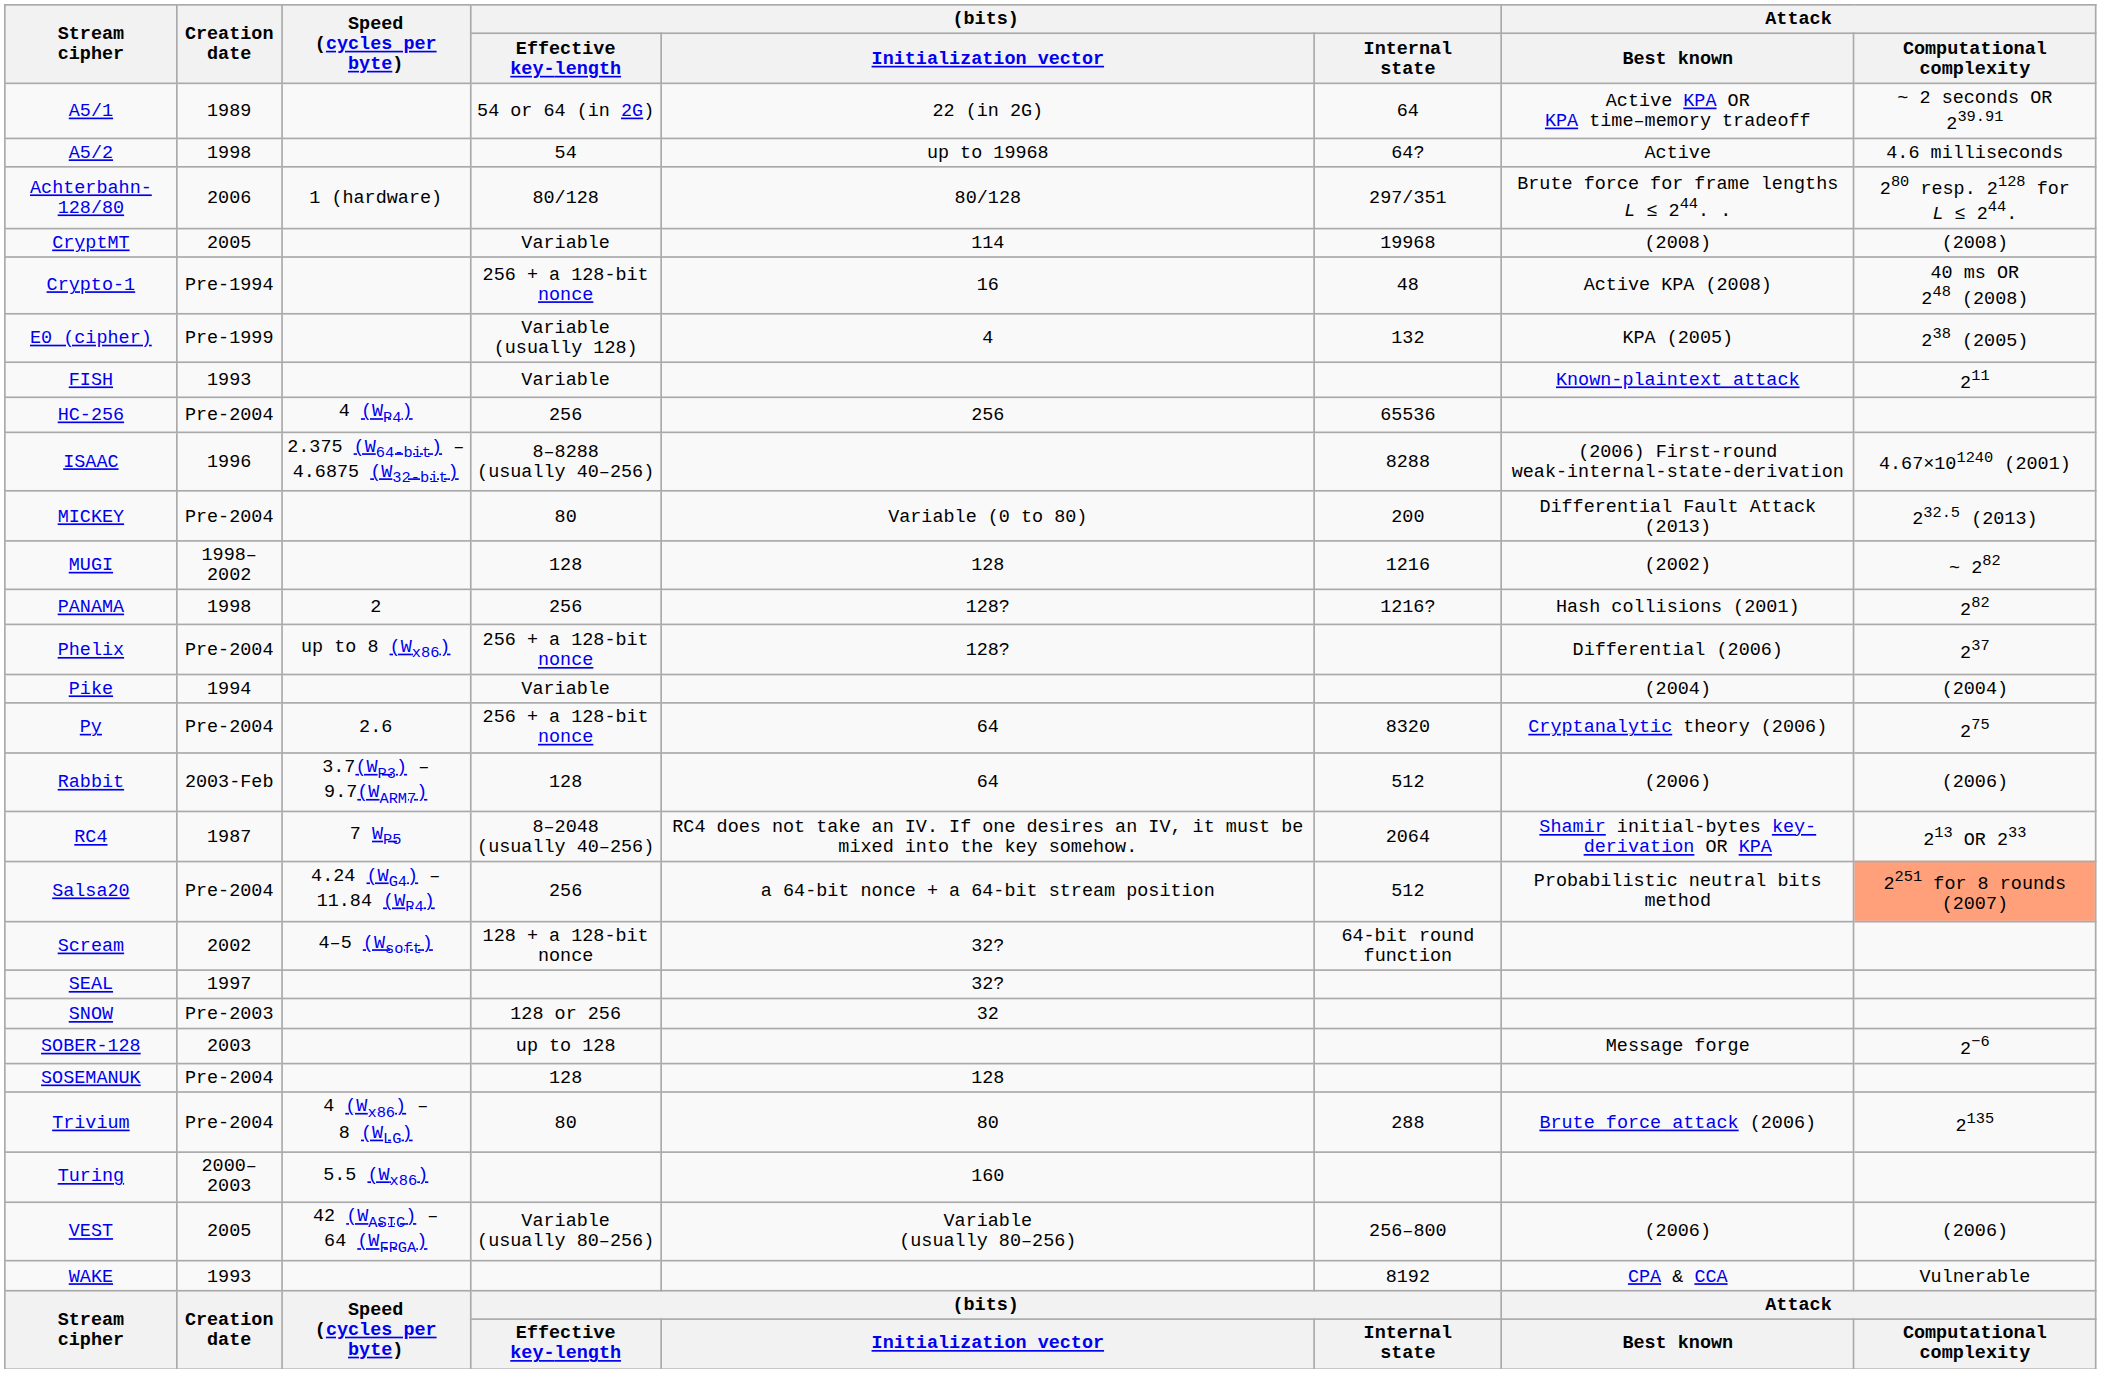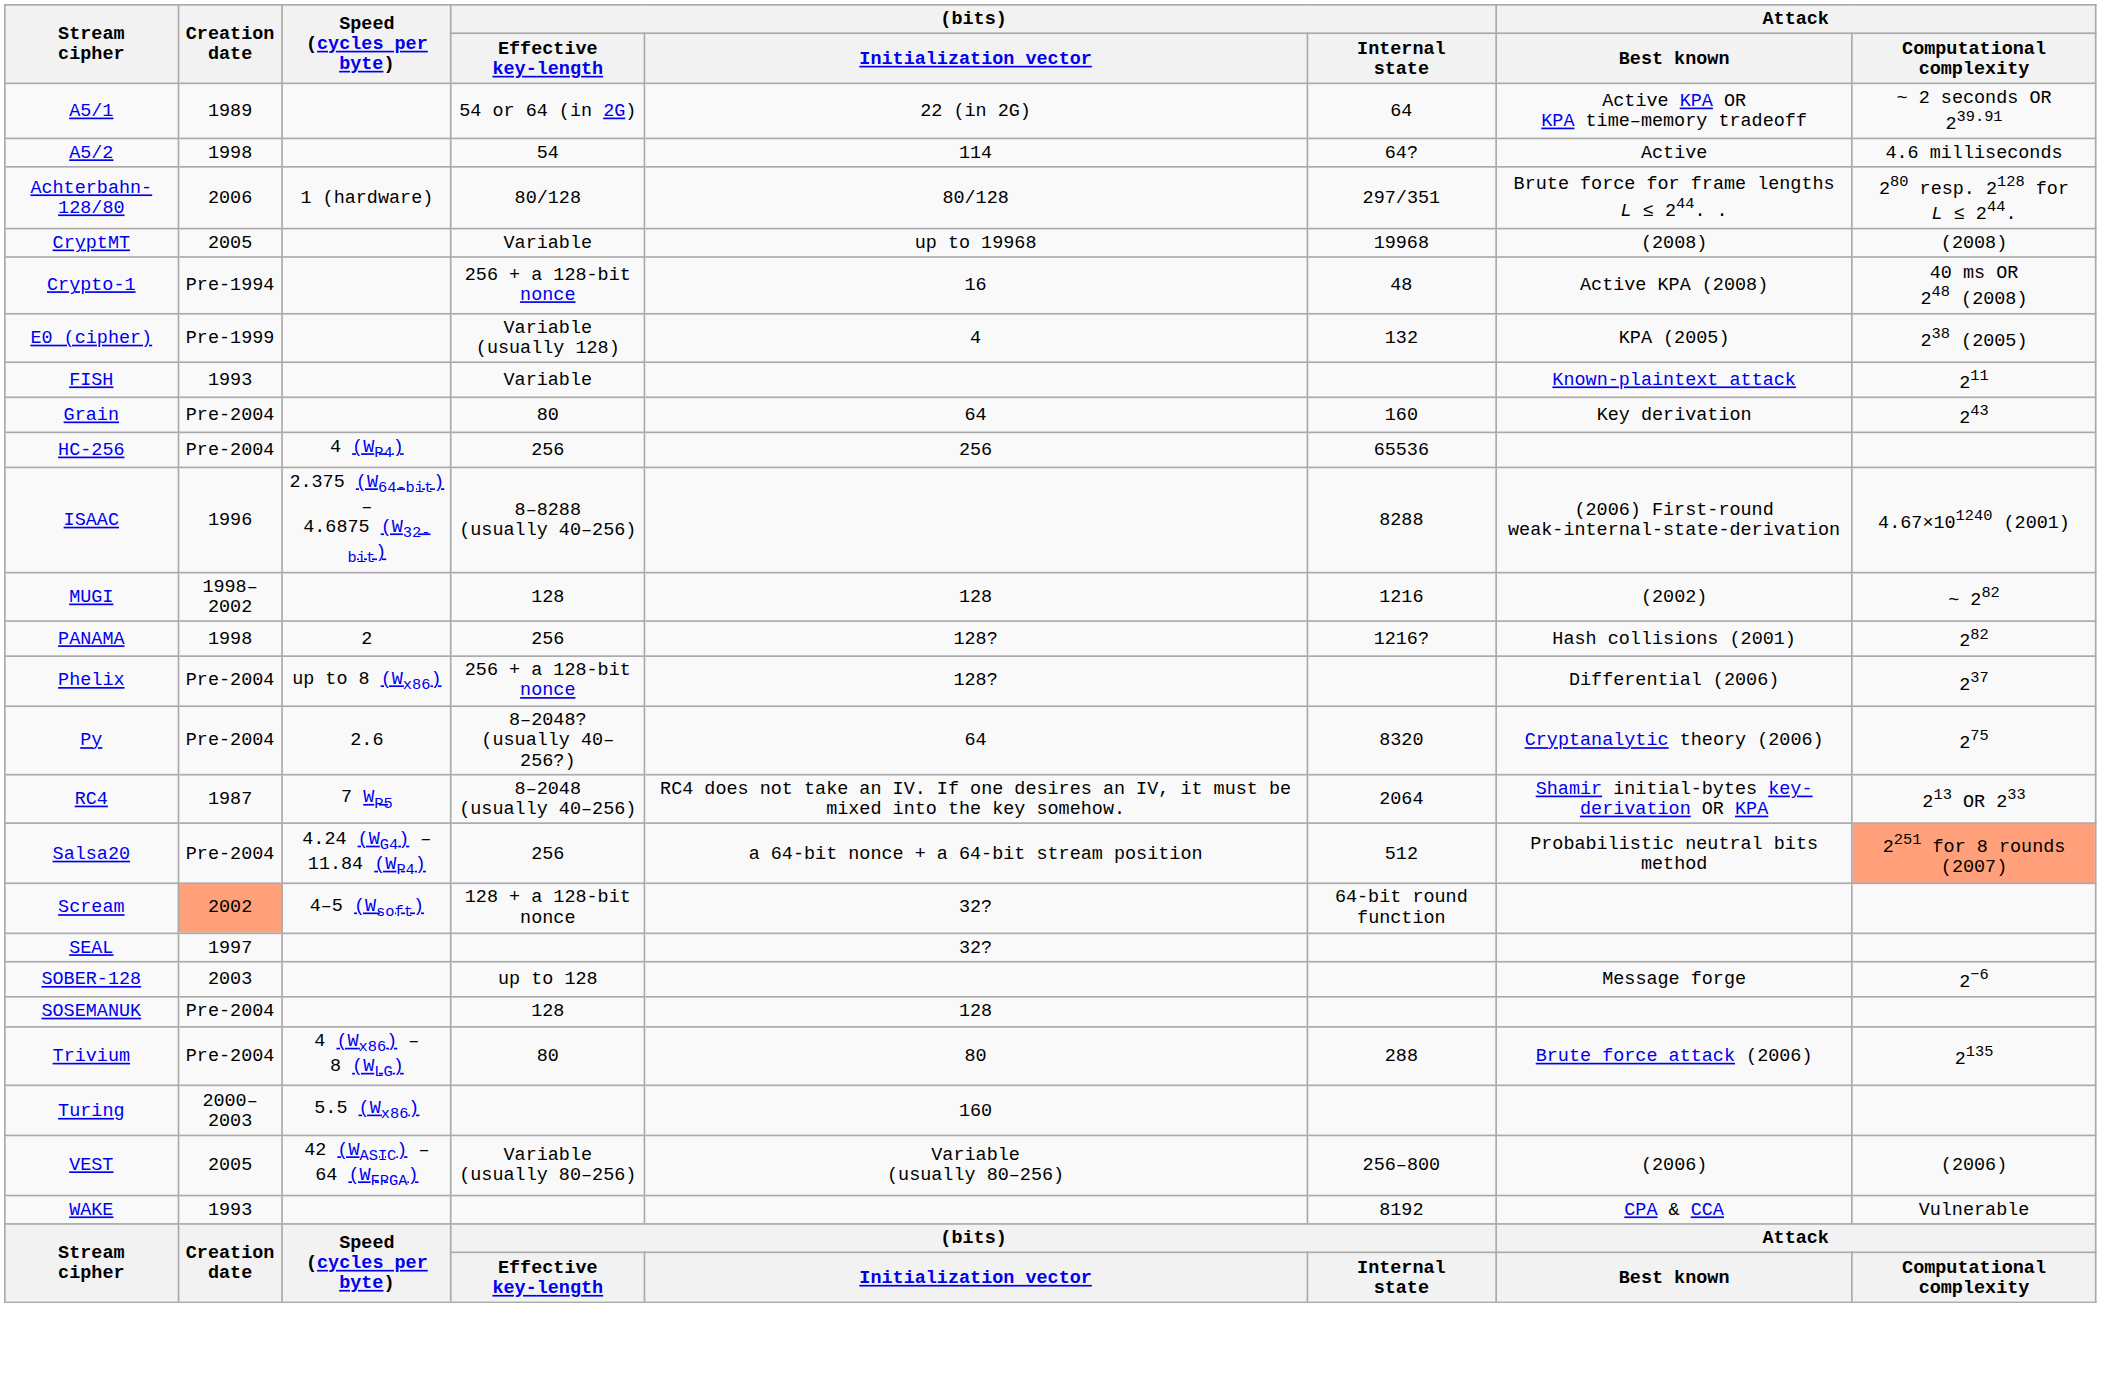(988, 153) up to 19968 -> (976, 153) 114
(988, 243) 114 -> (976, 243) up to 19968
+ row: (91, 415)
- row: (91, 516)
- row: (91, 689)
(566, 728) 256 + a 128-bit nonce -> (548, 740) 8–2048? (usually 40–256?)
- row: (91, 782)
(229, 946) no background -> (230, 908) lightsalmon background
- row: (91, 1014)
